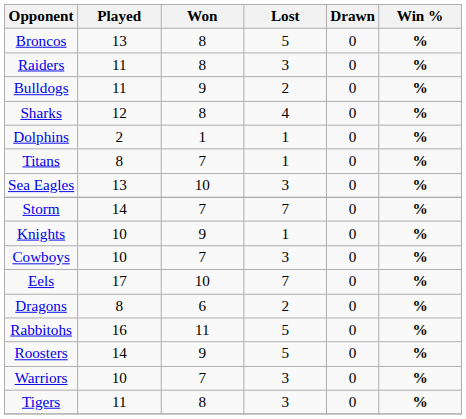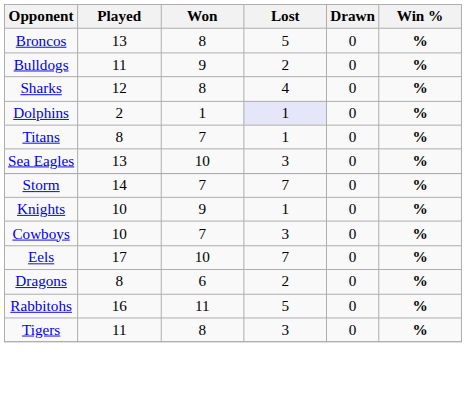- row: (41, 64)
(285, 137) no background -> (285, 112) lavender background
- row: (41, 354)
- row: (41, 378)
